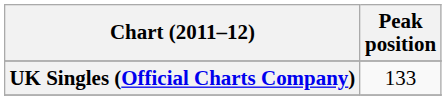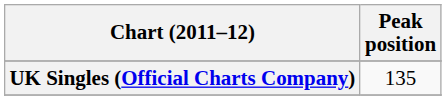(401, 77) 133 -> (401, 77) 135
